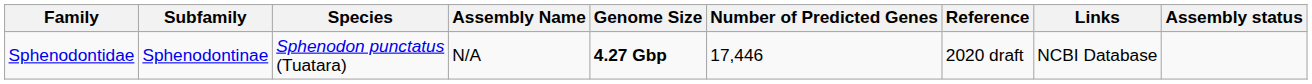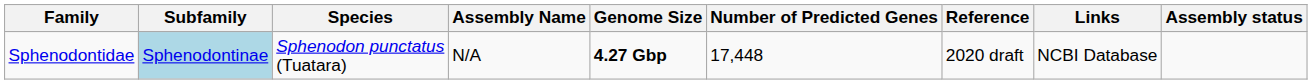(205, 55) no background -> (205, 55) lightblue background
(737, 55) 17,446 -> (737, 55) 17,448
